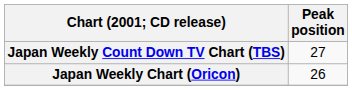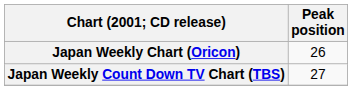rows swapped: (146, 74) <-> (146, 52)
